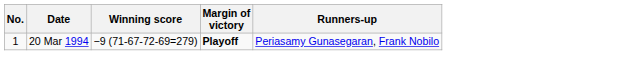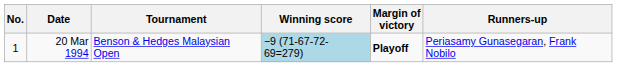+ column: (176, 19)
(146, 42) no background -> (296, 48) lightblue background
